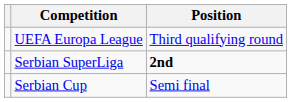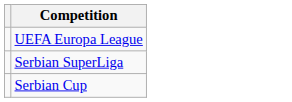- column: (216, 16)
